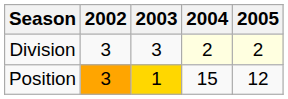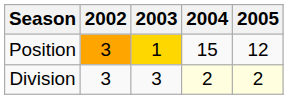rows swapped: (43, 49) <-> (43, 79)
